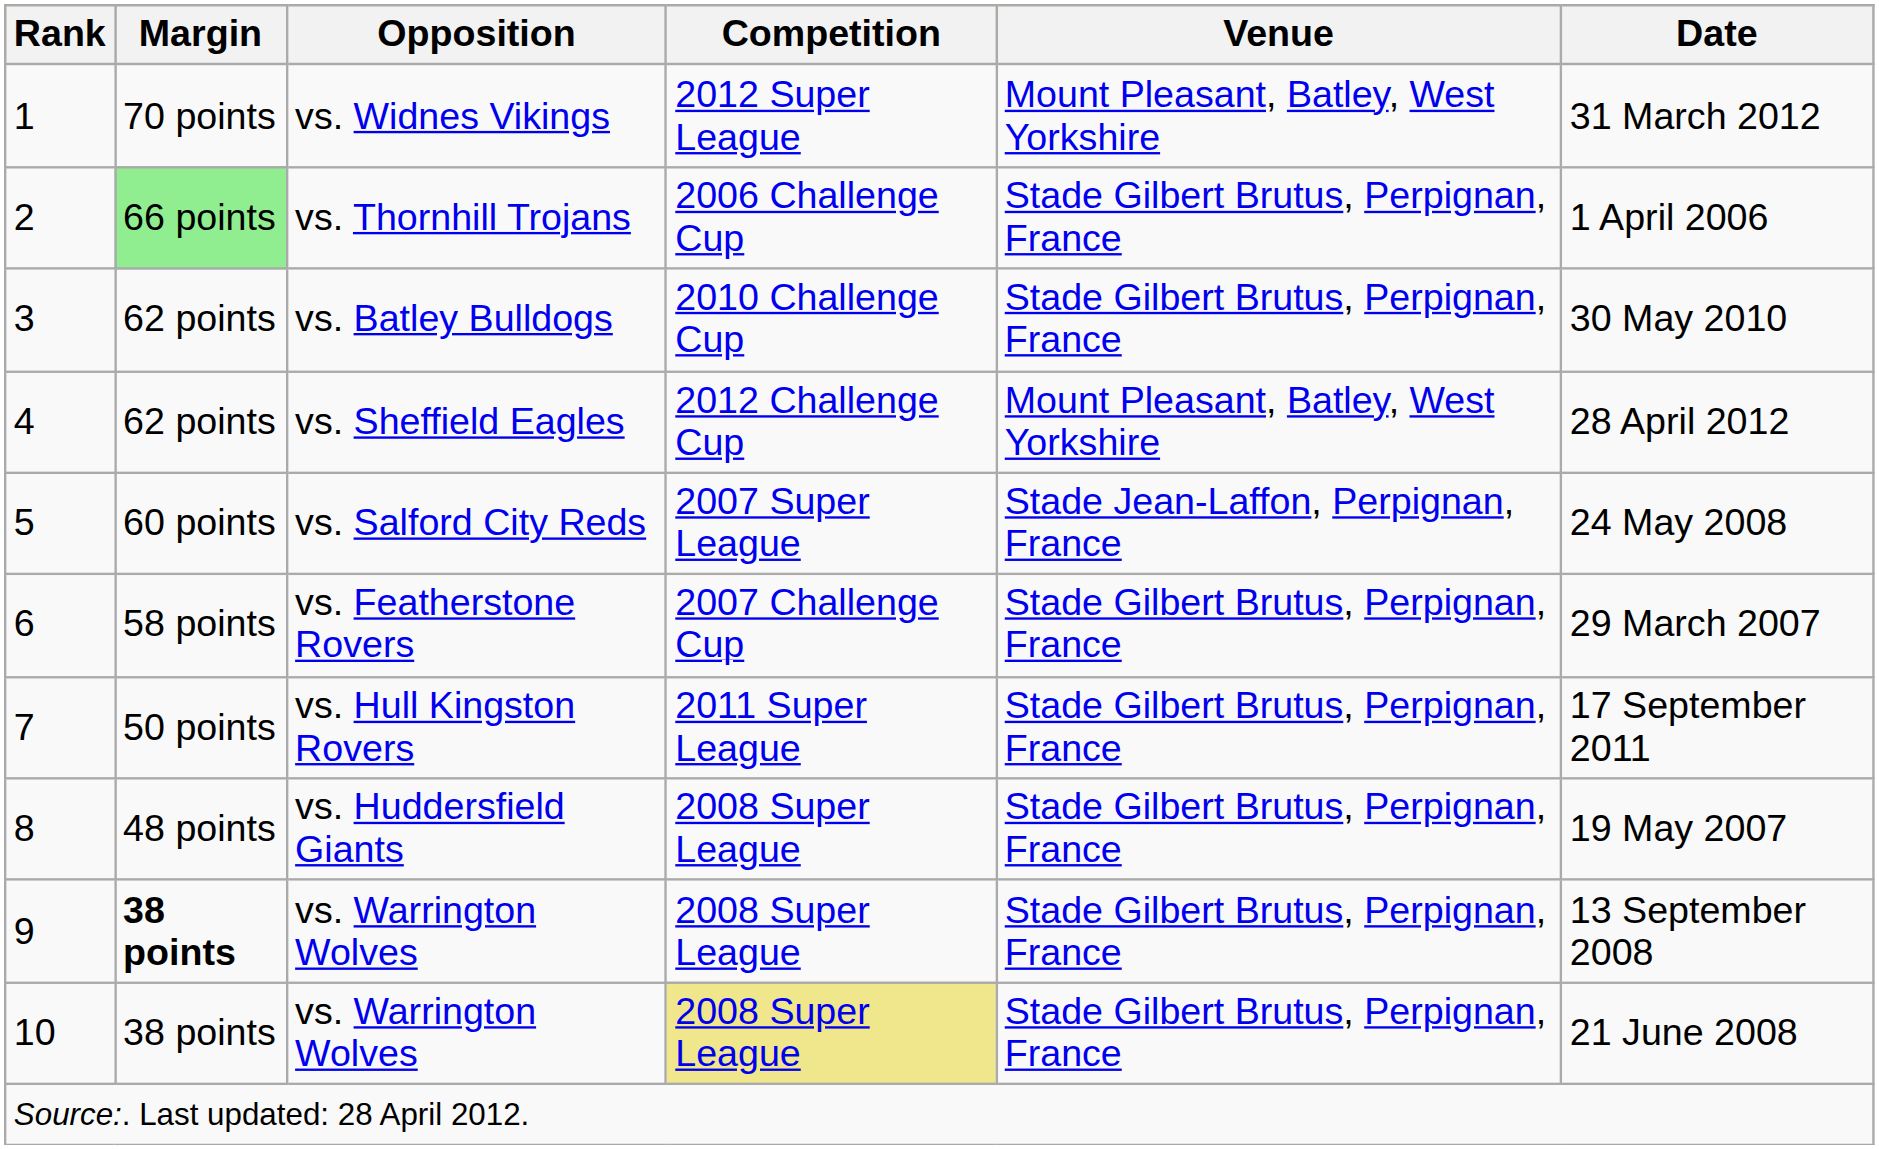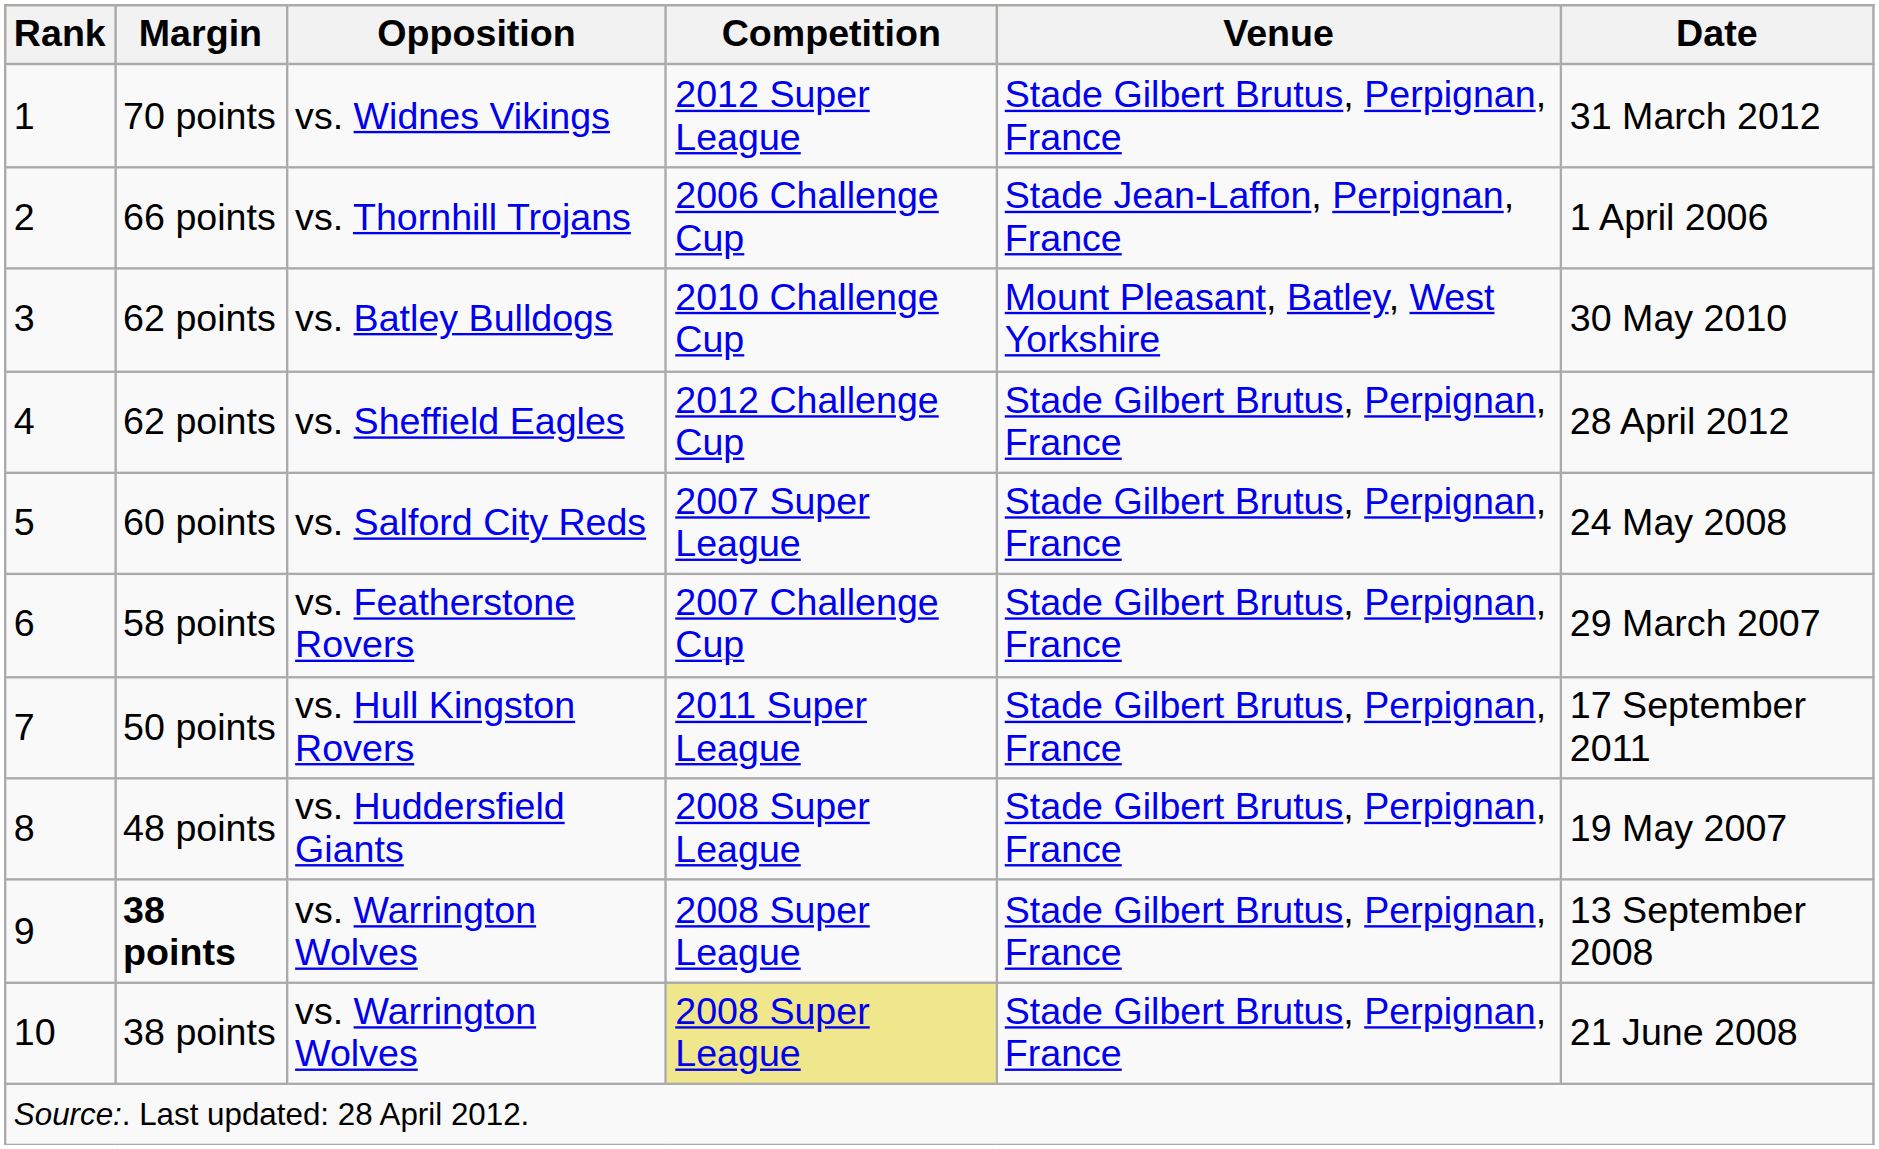(1250, 115) Mount Pleasant, Batley, West Yorkshire -> (1275, 115) Stade Gilbert Brutus, Perpignan, France
(199, 217) lightgreen background -> (199, 217) no background
(1275, 217) Stade Gilbert Brutus, Perpignan, France -> (1259, 217) Stade Jean-Laffon, Perpignan, France
(1275, 318) Stade Gilbert Brutus, Perpignan, France -> (1250, 318) Mount Pleasant, Batley, West Yorkshire
(1250, 420) Mount Pleasant, Batley, West Yorkshire -> (1275, 420) Stade Gilbert Brutus, Perpignan, France
(1259, 522) Stade Jean-Laffon, Perpignan, France -> (1275, 522) Stade Gilbert Brutus, Perpignan, France
